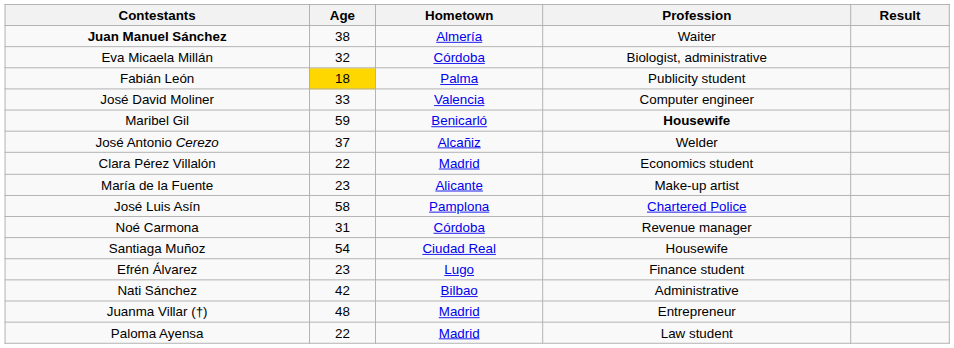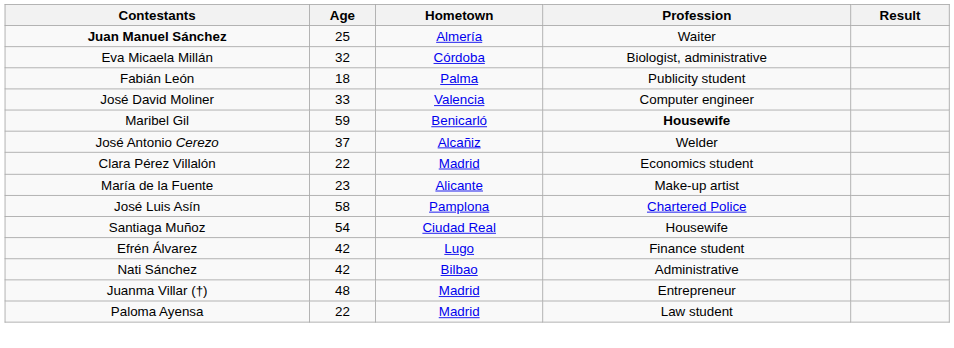(342, 36) 38 -> (342, 36) 25
(342, 79) gold background -> (342, 79) no background
- row: (157, 227)
(342, 269) 23 -> (342, 248) 42
